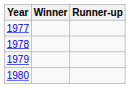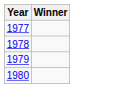- column: (98, 12)
